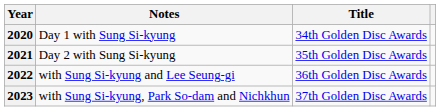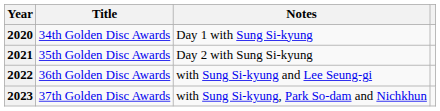columns swapped: (361, 14) <-> (164, 14)
